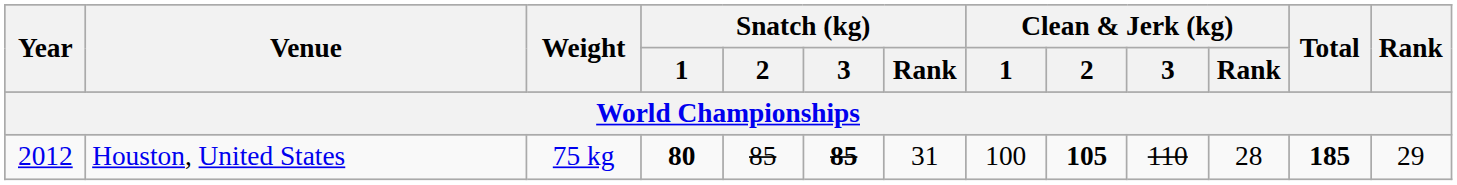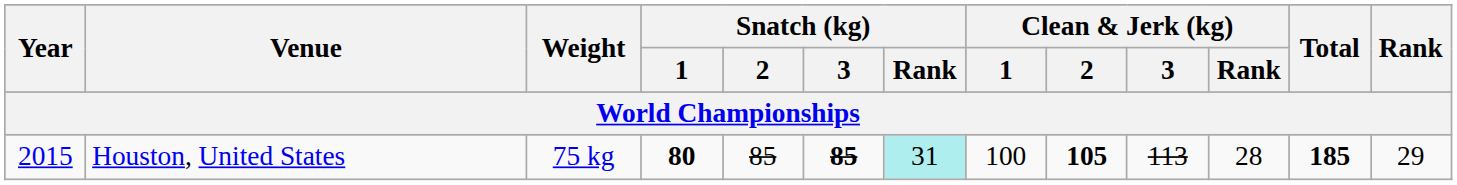(45, 156) 2012 -> (45, 156) 2015
(925, 156) no background -> (925, 156) paleturquoise background
(1168, 156) 110 -> (1168, 156) 113
